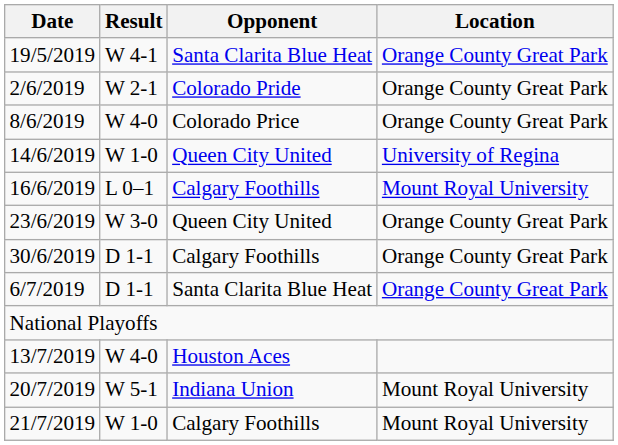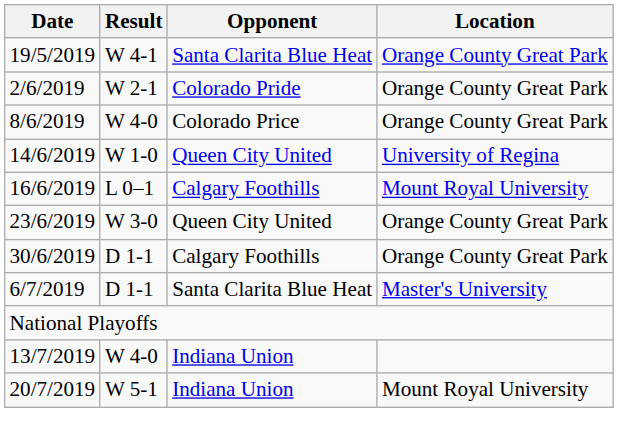(495, 289) Orange County Great Park -> (464, 289) Master's University
(231, 356) Houston Aces -> (233, 356) Indiana Union
- row: (52, 423)
